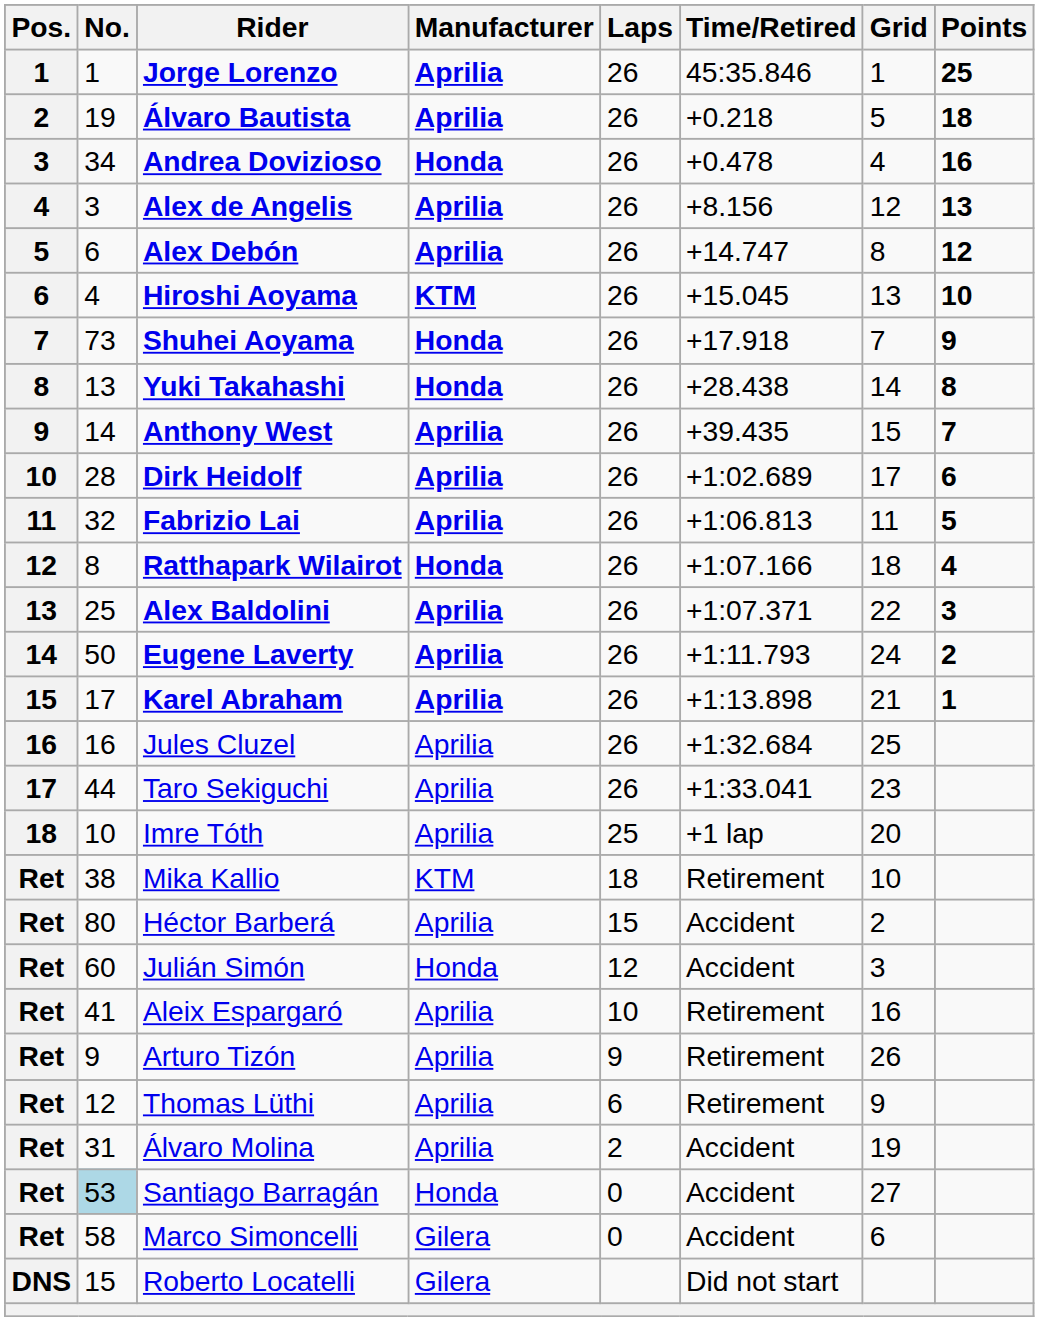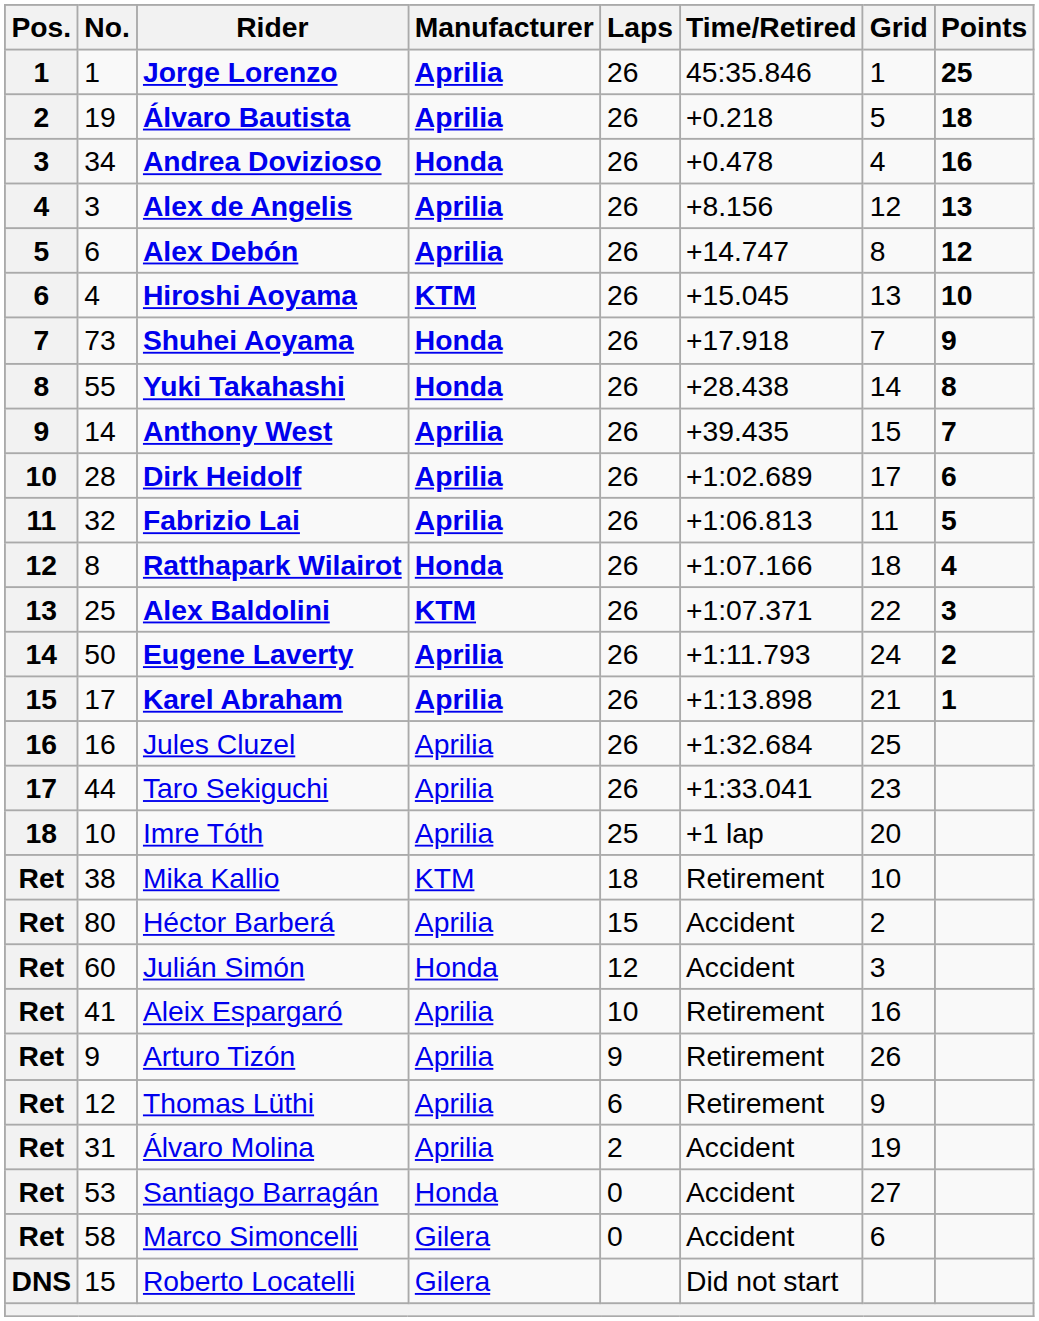(100, 386) 13 -> (100, 386) 55
(459, 609) Aprilia -> (445, 609) KTM
(100, 1191) lightblue background -> (100, 1191) no background
